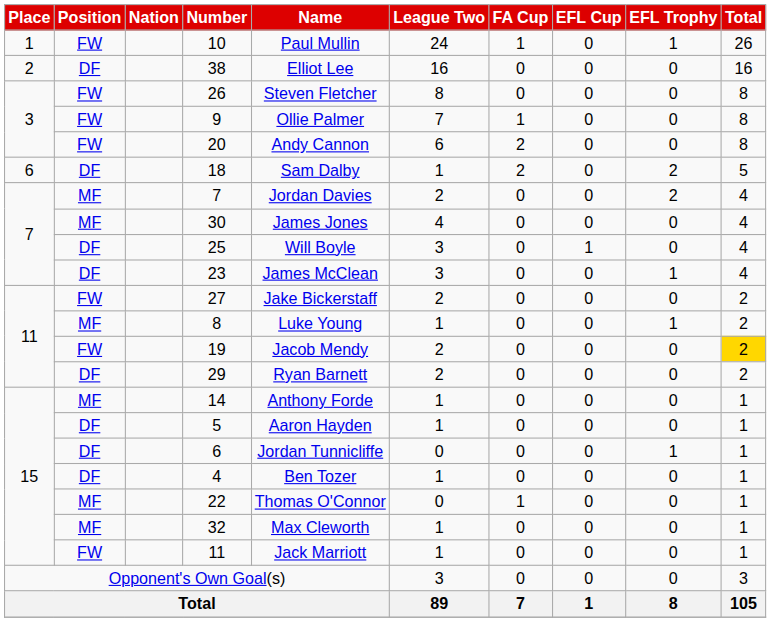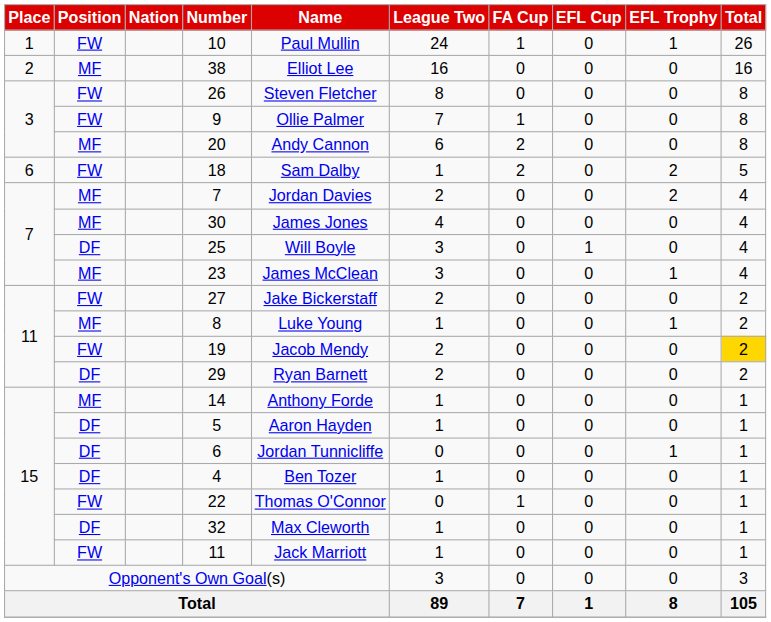(90, 68) DF -> (90, 68) MF
(90, 145) FW -> (90, 145) MF
(90, 171) DF -> (90, 171) FW
(90, 273) DF -> (90, 273) MF
(90, 502) MF -> (90, 502) FW
(90, 528) MF -> (90, 528) DF
